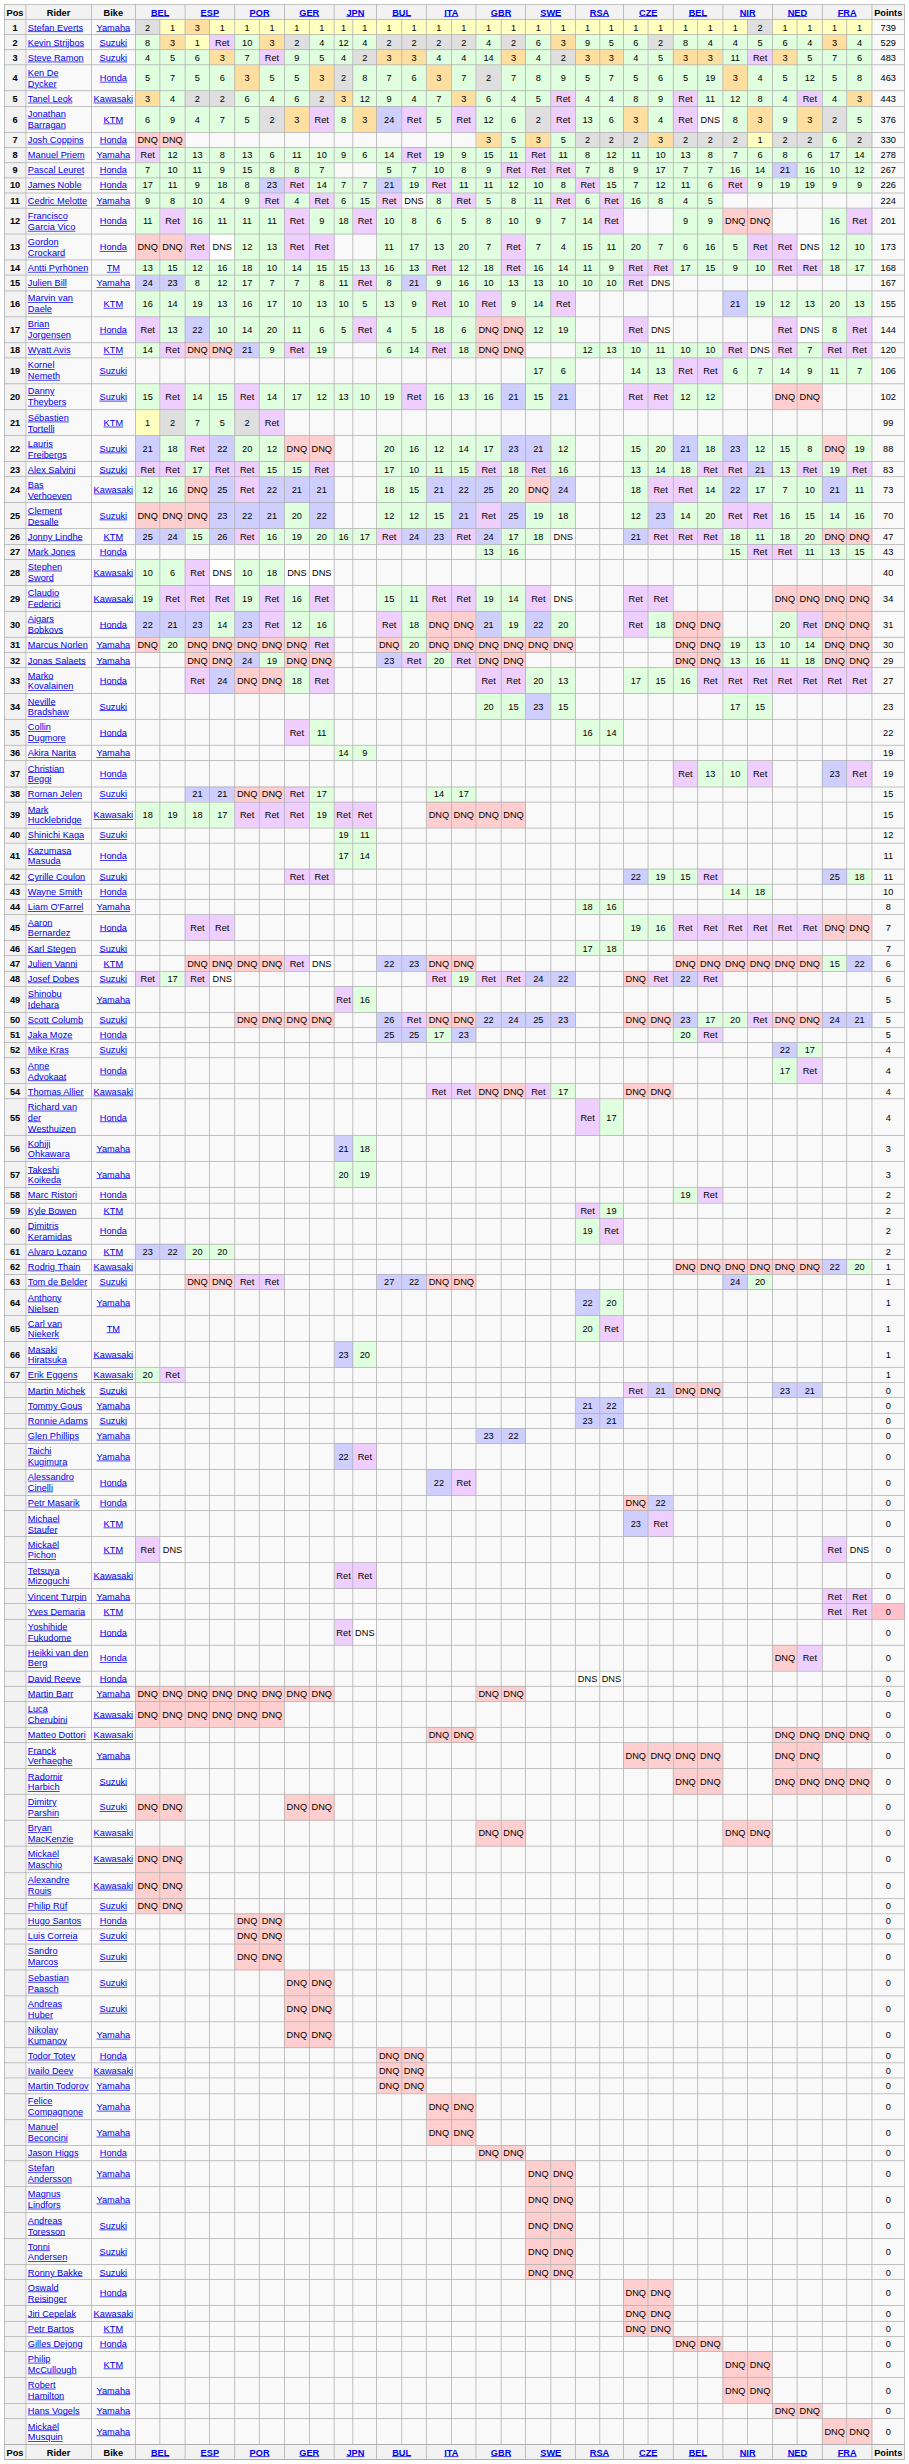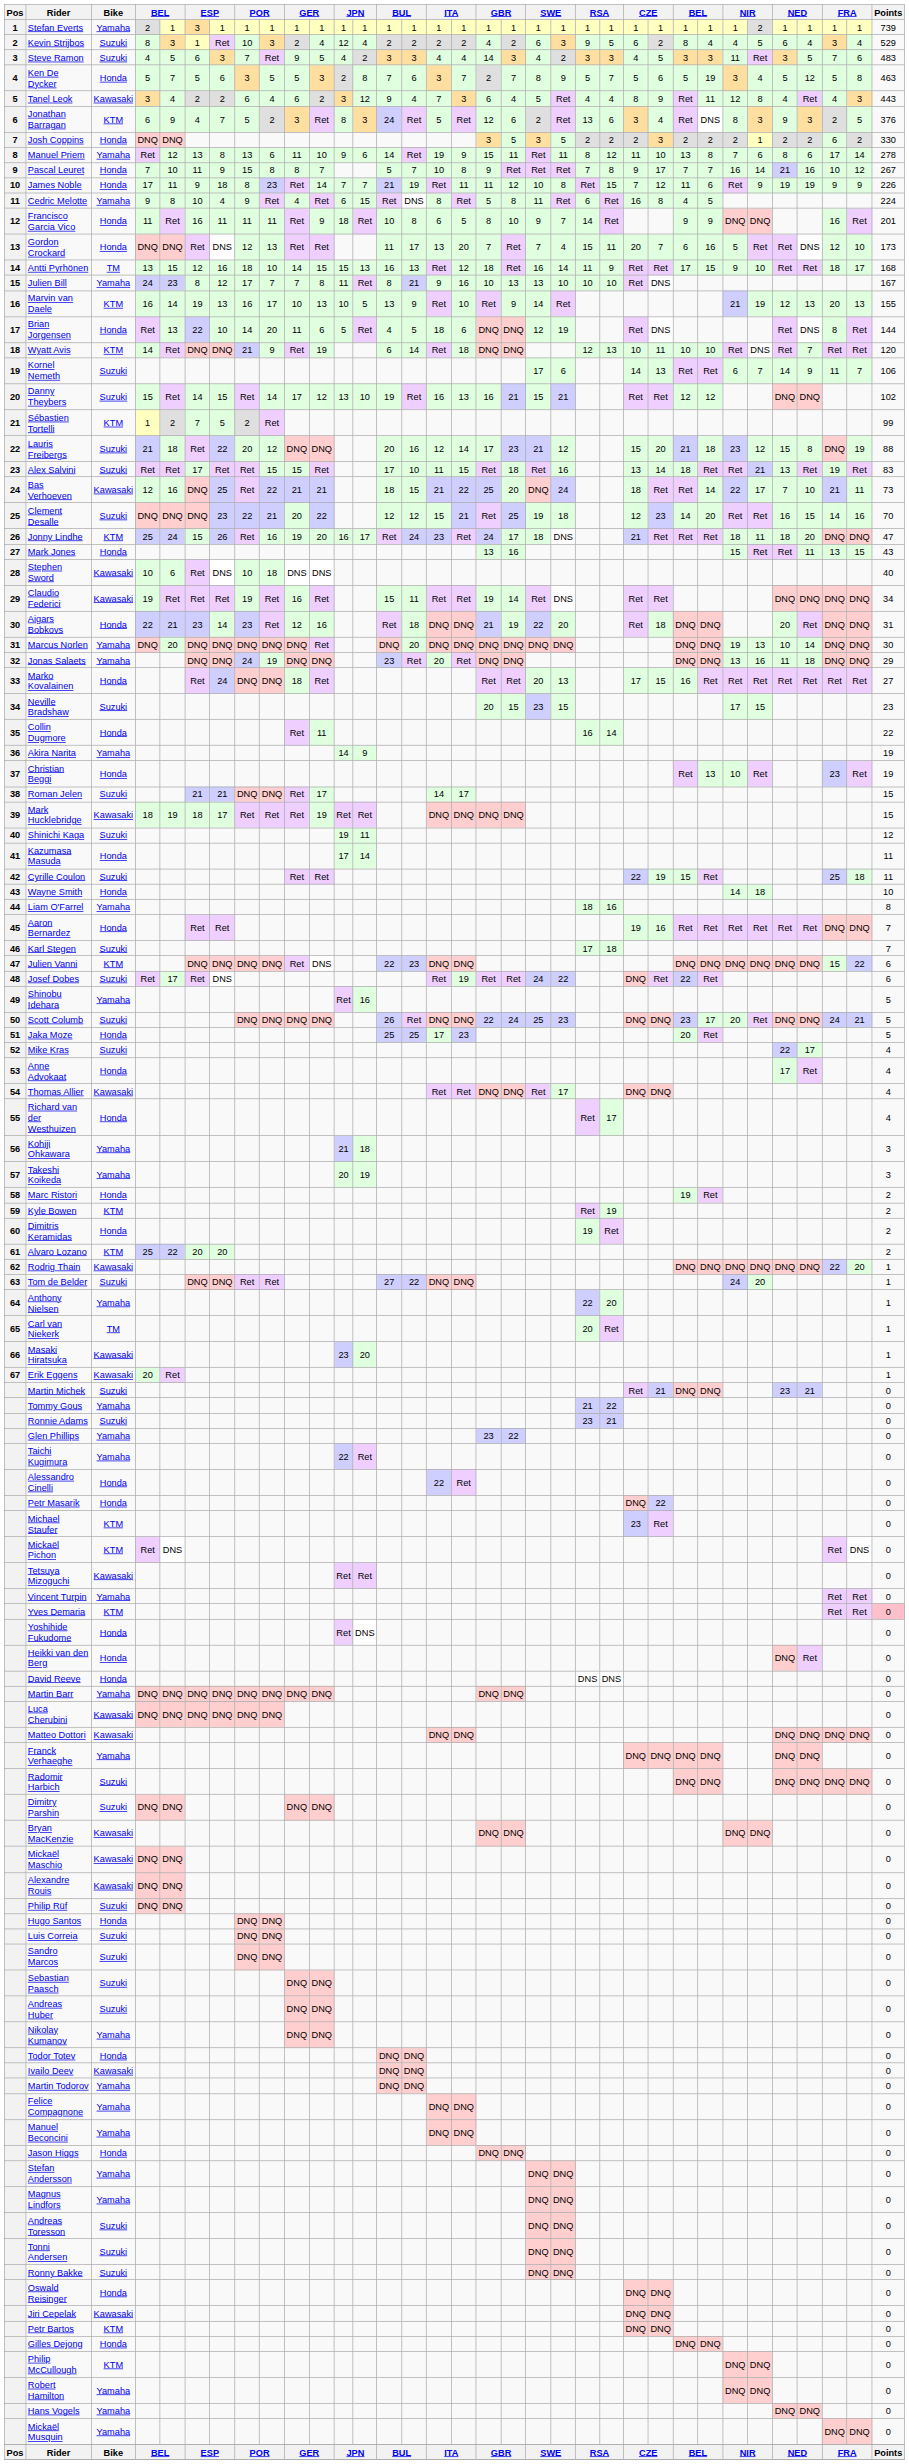(148, 1251) 23 -> (148, 1251) 25
